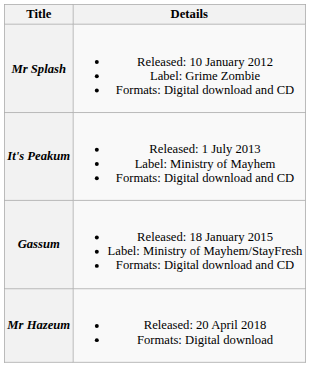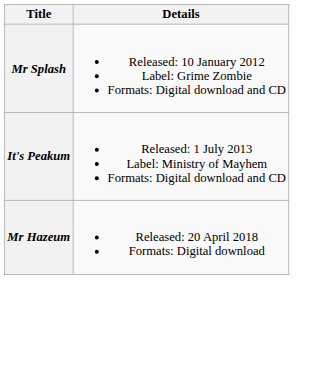- row: (39, 244)
